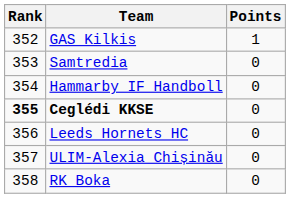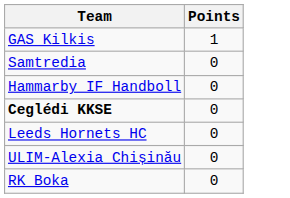- column: (25, 16)
